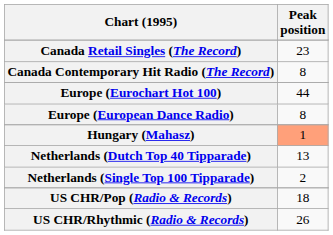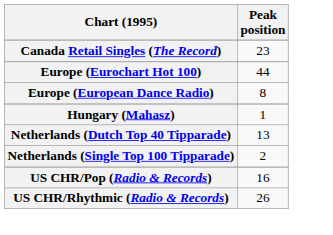- row: (141, 72)
(303, 135) lightsalmon background -> (263, 114) no background
(303, 198) 18 -> (263, 177) 16
